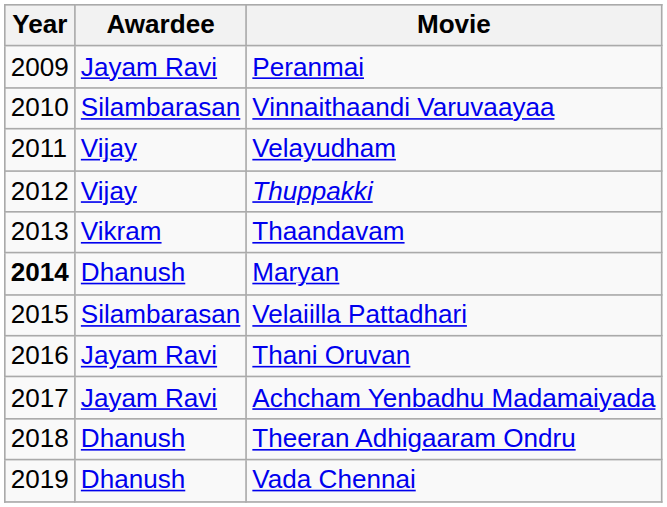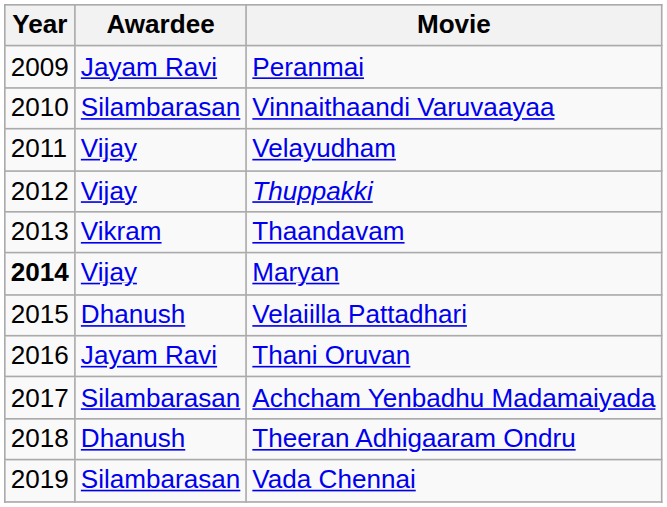(133, 273) Dhanush -> (109, 273) Vijay
(161, 314) Silambarasan -> (133, 314) Dhanush
(149, 397) Jayam Ravi -> (161, 397) Silambarasan
(133, 480) Dhanush -> (161, 480) Silambarasan
